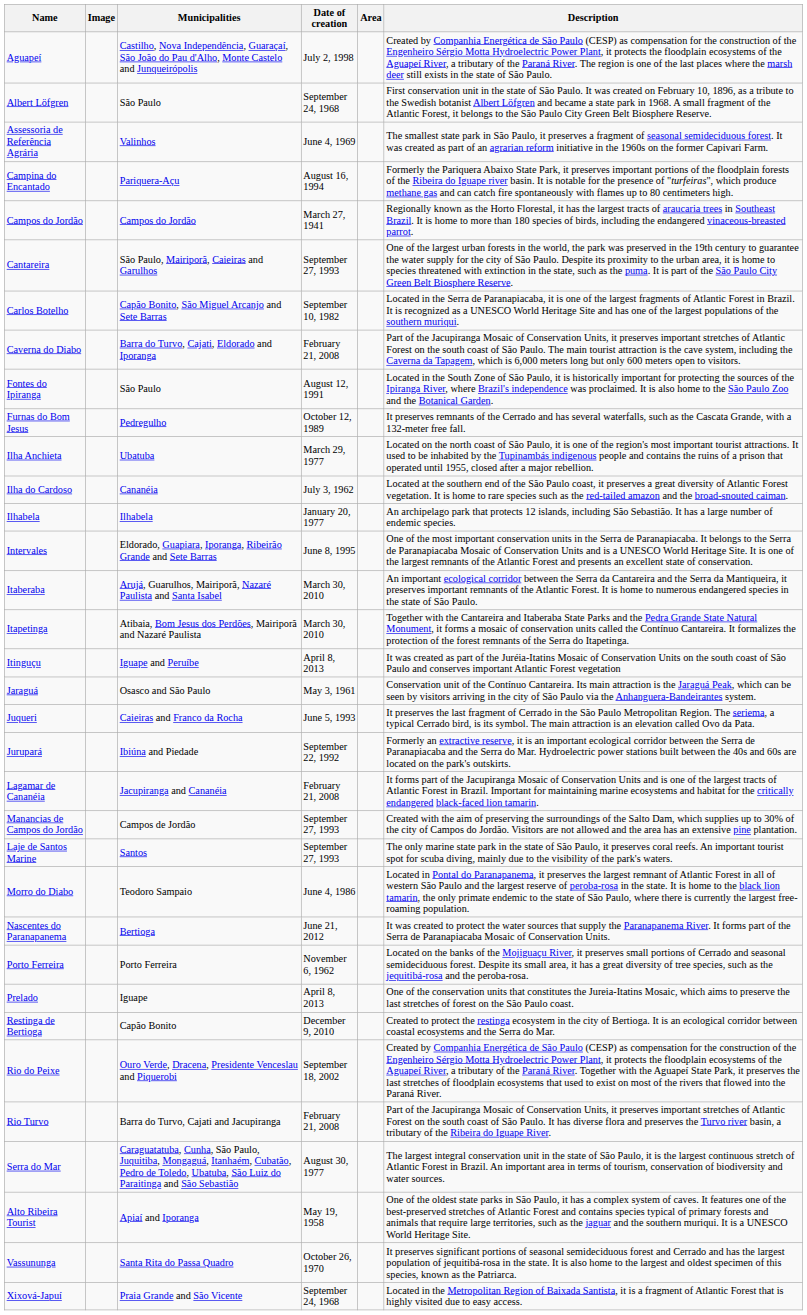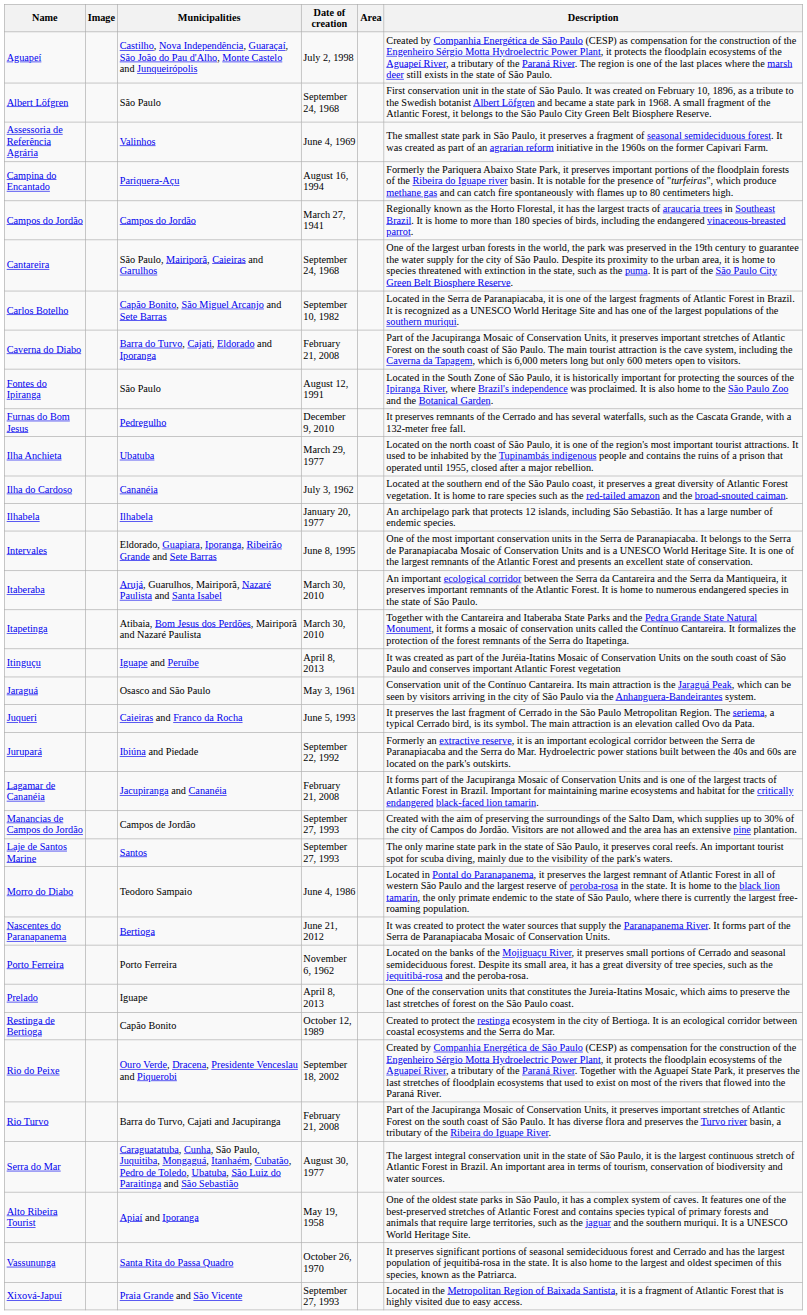(325, 265) September 27, 1993 -> (325, 265) September 24, 1968
(327, 422) October 12, 1989 -> (324, 422) December 9, 2010
(324, 1026) December 9, 2010 -> (327, 1026) October 12, 1989
(325, 1296) September 24, 1968 -> (325, 1296) September 27, 1993
